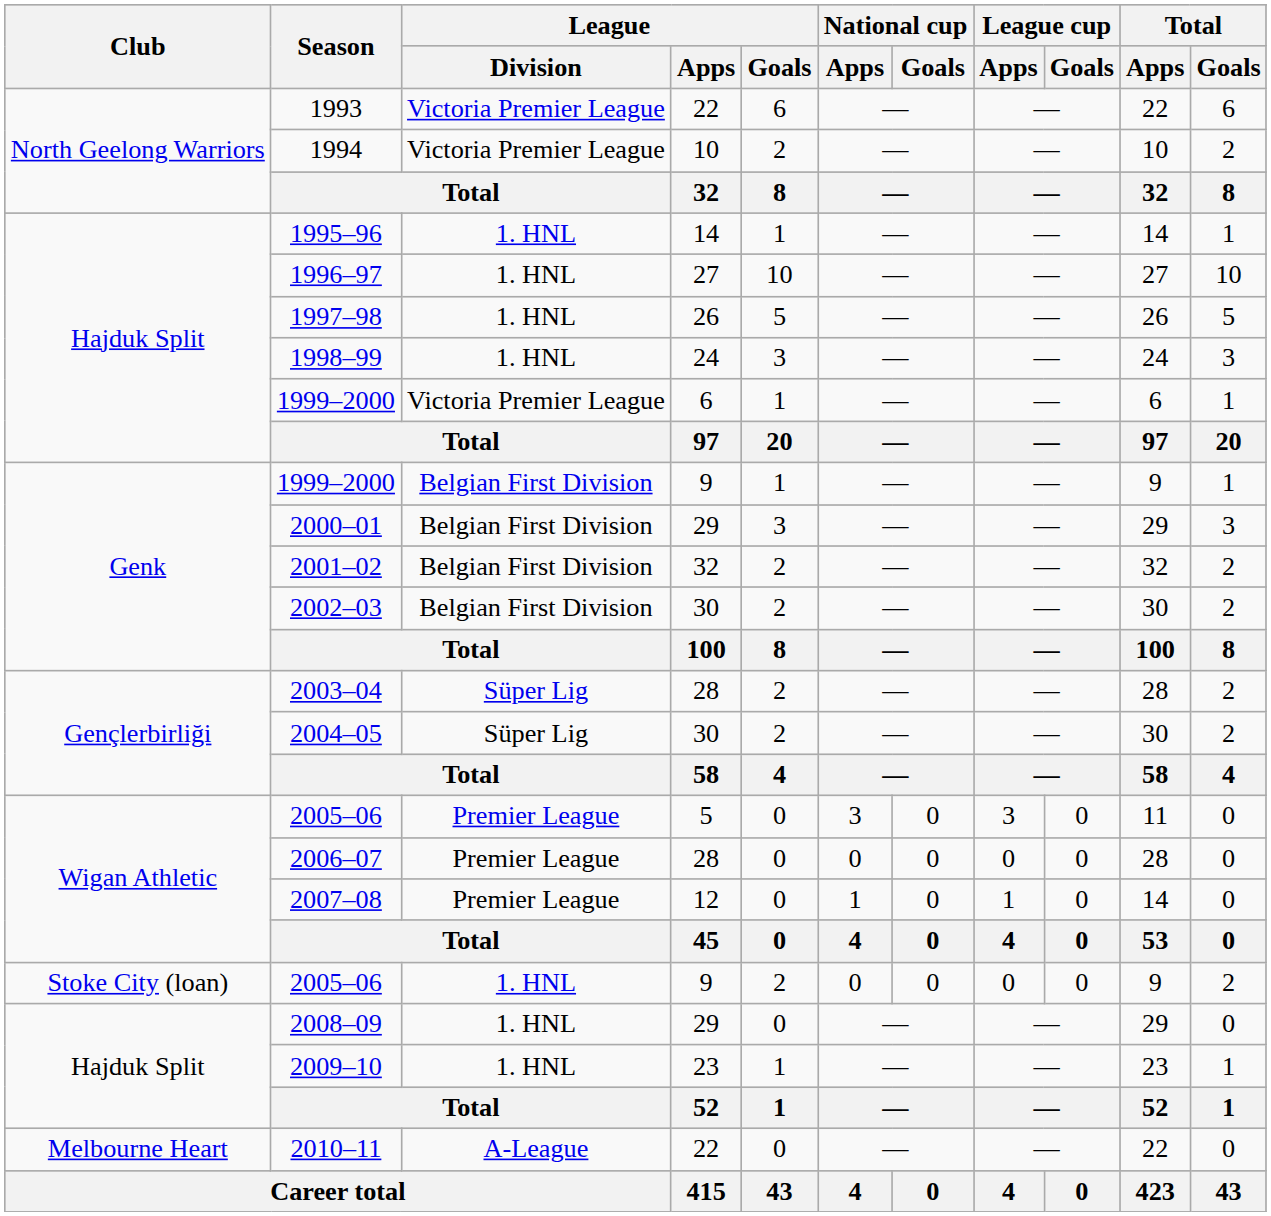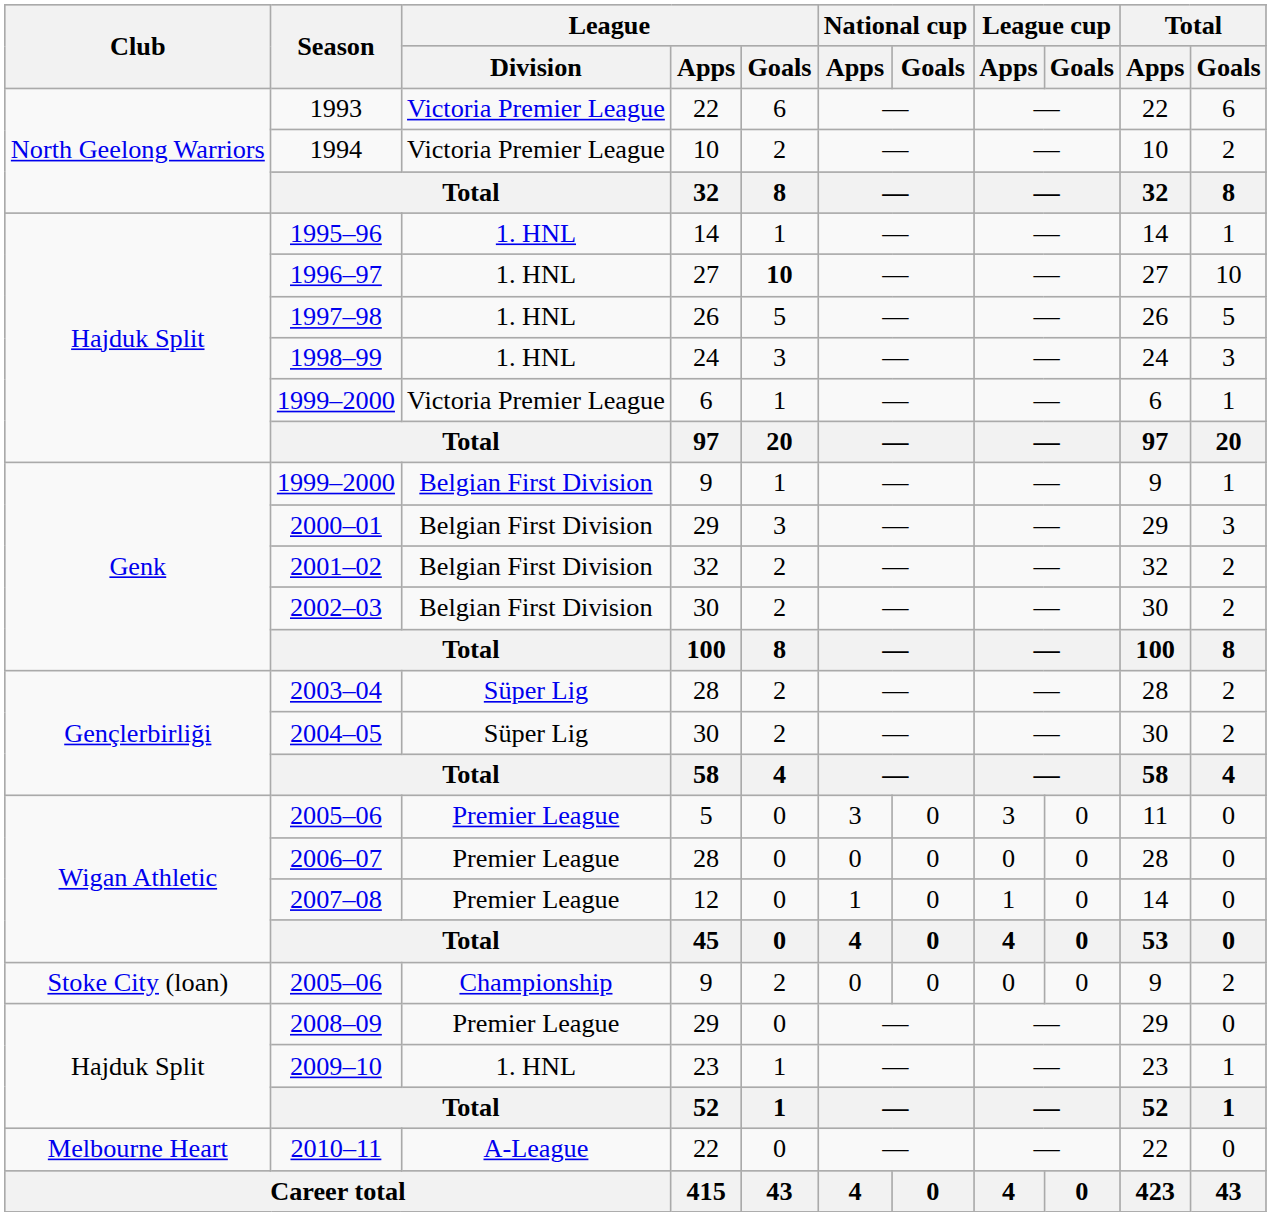(779, 274) normal -> (779, 274) bold
(536, 982) 1. HNL -> (536, 982) Championship
(536, 1024) 1. HNL -> (536, 1024) Premier League
